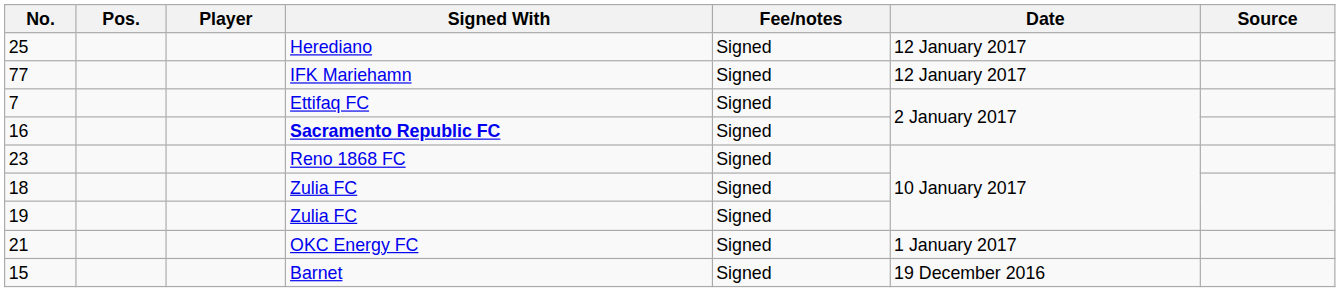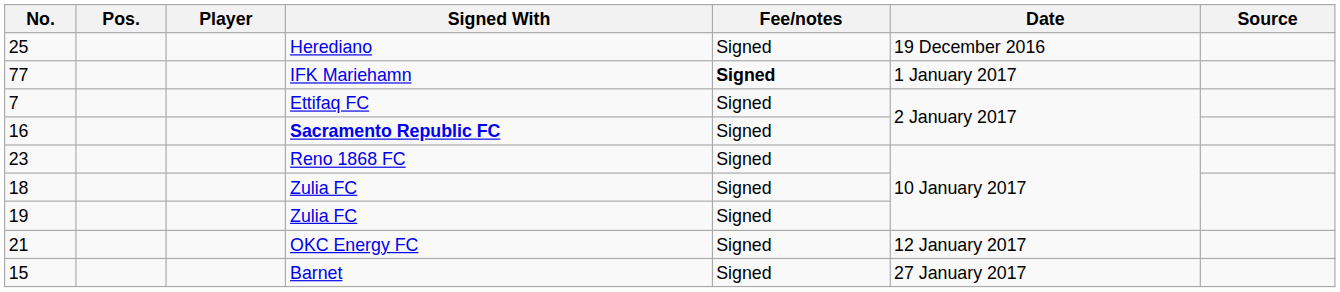(960, 47) 12 January 2017 -> (970, 47) 19 December 2016
(744, 75) normal -> (746, 75) bold
(960, 75) 12 January 2017 -> (955, 75) 1 January 2017
(955, 244) 1 January 2017 -> (960, 244) 12 January 2017
(970, 272) 19 December 2016 -> (960, 272) 27 January 2017
